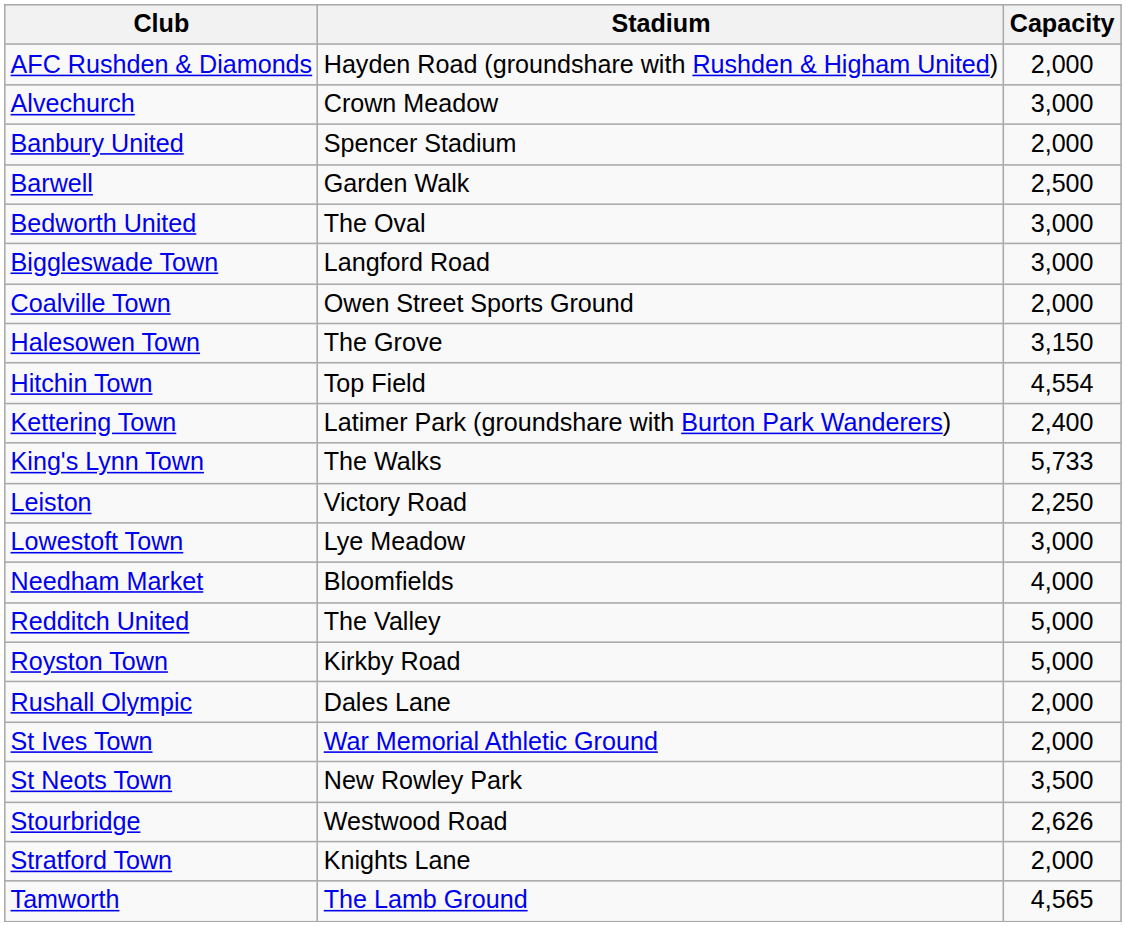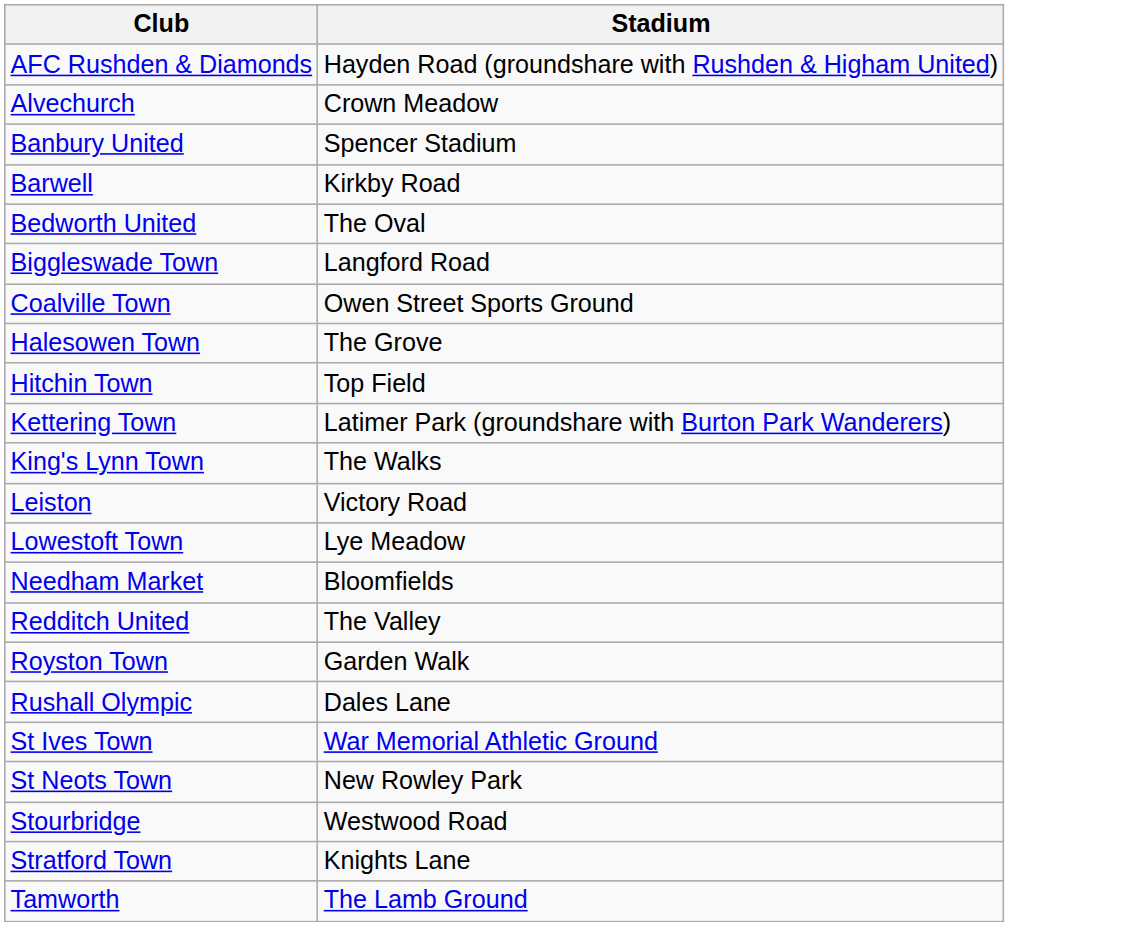- column: (1062, 24)
(397, 183) Garden Walk -> (392, 183) Kirkby Road
(392, 661) Kirkby Road -> (397, 661) Garden Walk
